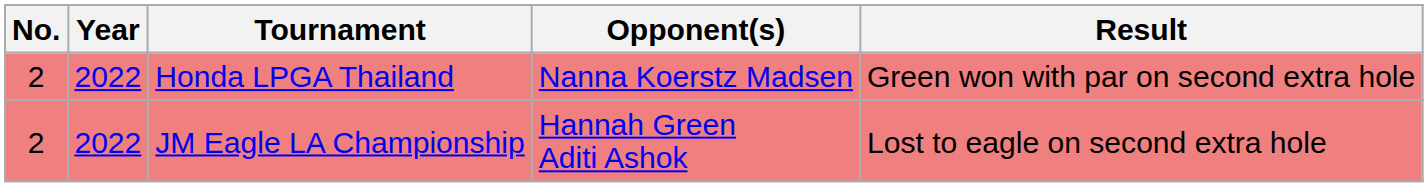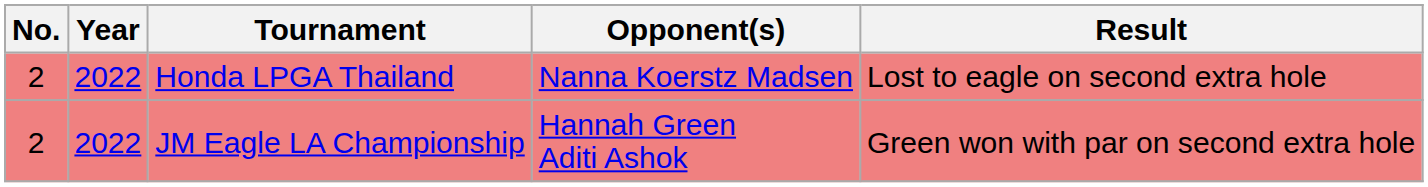(1141, 77) Green won with par on second extra hole -> (1097, 77) Lost to eagle on second extra hole
(1097, 141) Lost to eagle on second extra hole -> (1141, 141) Green won with par on second extra hole
